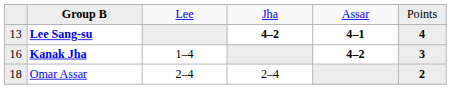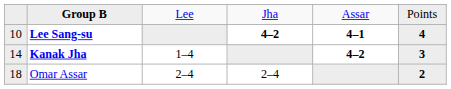(16, 34) 13 -> (16, 34) 10
(16, 54) 16 -> (16, 54) 14
